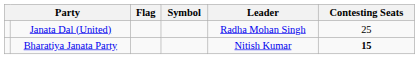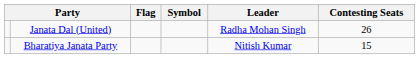(366, 29) 25 -> (366, 29) 26
(366, 45) bold -> (366, 45) normal
